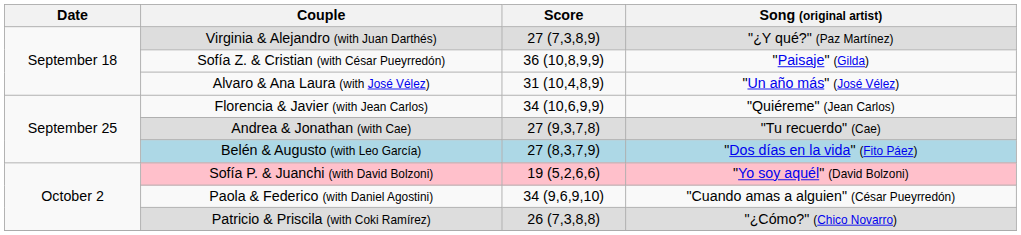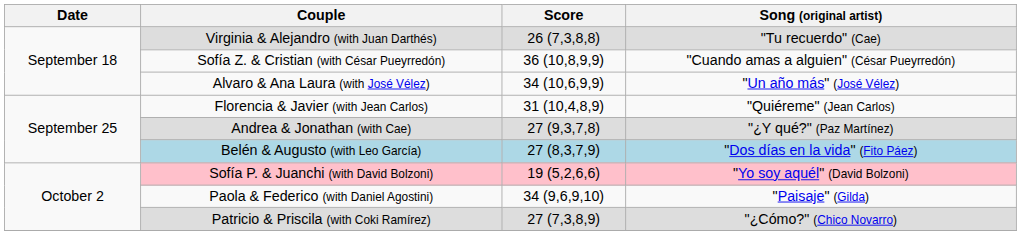(564, 38) 27 (7,3,8,9) -> (564, 38) 26 (7,3,8,8)
(821, 38) "¿Y qué?" (Paz Martínez) -> (821, 38) "Tu recuerdo" (Cae)
(821, 60) "Paisaje" (Gilda) -> (821, 60) "Cuando amas a alguien" (César Pueyrredón)
(564, 83) 31 (10,4,8,9) -> (564, 83) 34 (10,6,9,9)
(564, 106) 34 (10,6,9,9) -> (564, 106) 31 (10,4,8,9)
(821, 128) "Tu recuerdo" (Cae) -> (821, 128) "¿Y qué?" (Paz Martínez)
(821, 196) "Cuando amas a alguien" (César Pueyrredón) -> (821, 196) "Paisaje" (Gilda)
(564, 219) 26 (7,3,8,8) -> (564, 219) 27 (7,3,8,9)
